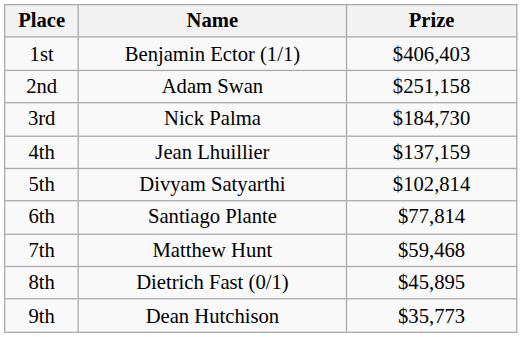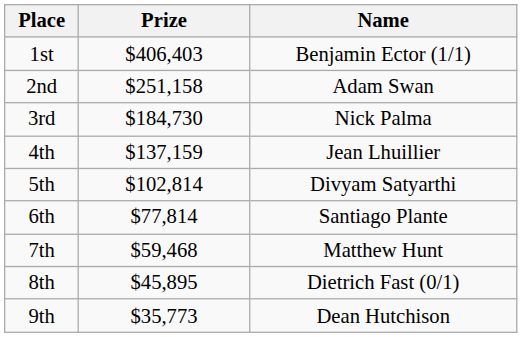columns swapped: (212, 20) <-> (432, 20)
